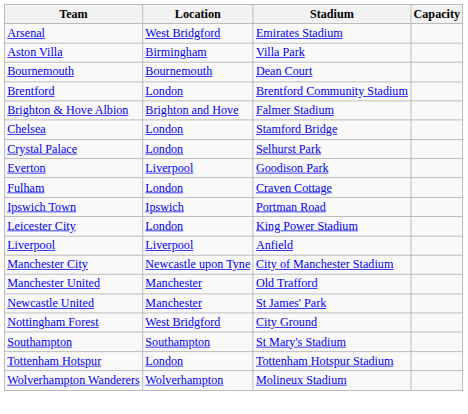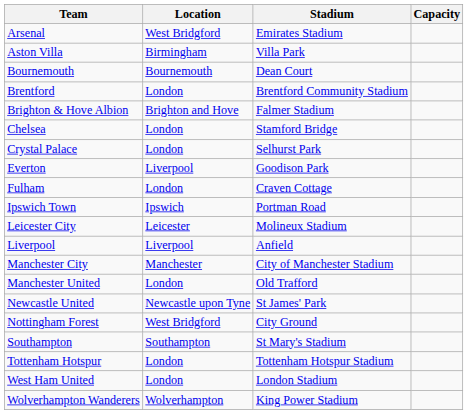(164, 226) London -> (168, 226) Leicester
(307, 226) King Power Stadium -> (301, 226) Molineux Stadium
(198, 264) Newcastle upon Tyne -> (174, 264) Manchester
(174, 284) Manchester -> (164, 284) London
(174, 303) Manchester -> (198, 303) Newcastle upon Tyne
+ row: (51, 380)
(301, 380) Molineux Stadium -> (307, 399) King Power Stadium
